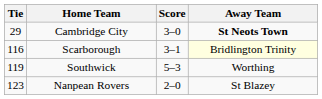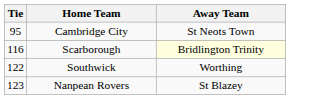- column: (172, 13)
(15, 31) 29 -> (15, 31) 95
(253, 31) bold -> (221, 31) normal
(15, 67) 119 -> (15, 67) 122
